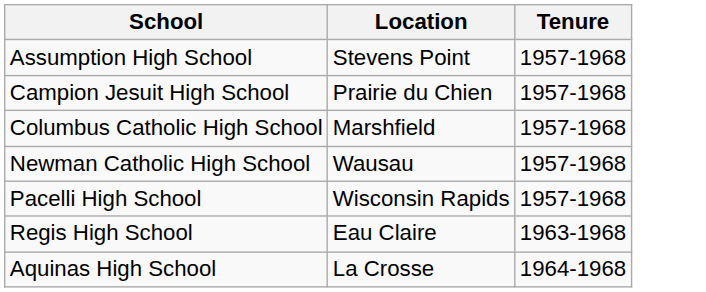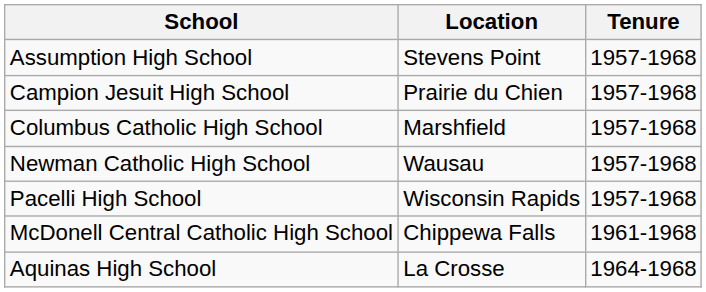+ row: (201, 233)
- row: (101, 233)
